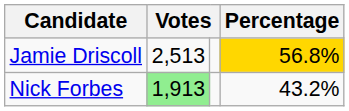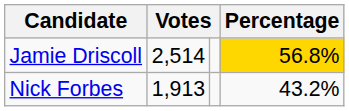(178, 55) 2,513 -> (178, 55) 2,514
(178, 88) lightgreen background -> (178, 88) no background
